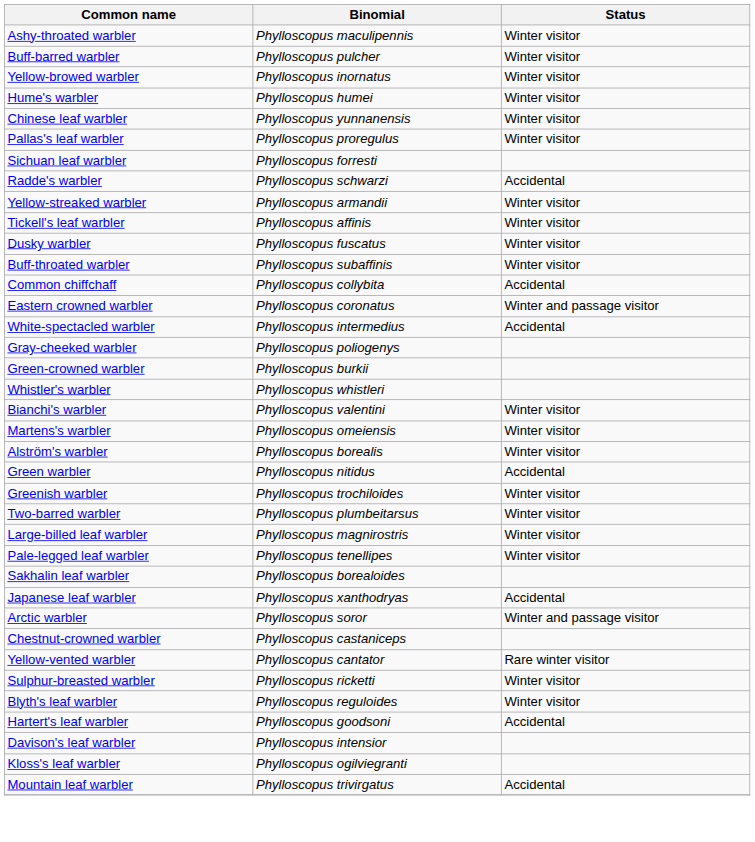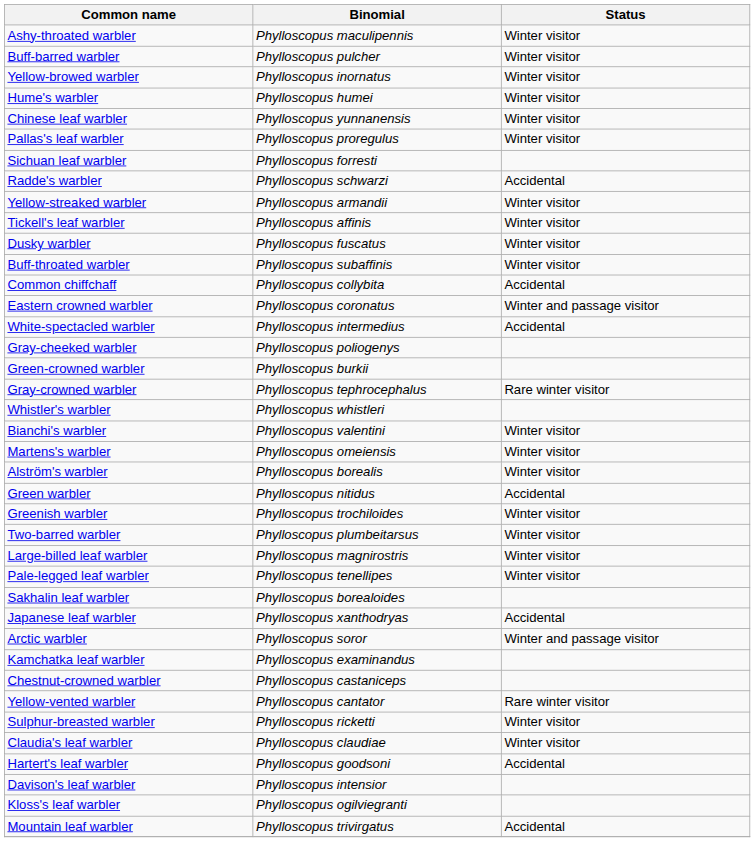+ row: (72, 389)
+ row: (76, 659)
- row: (62, 701)
+ row: (70, 743)
